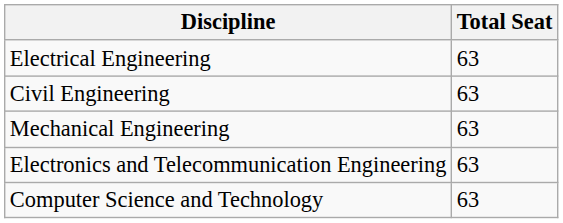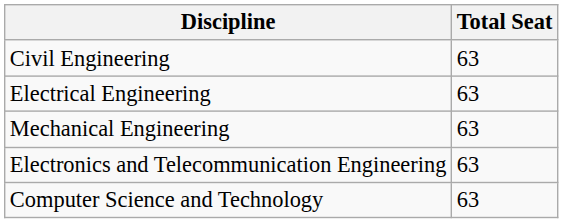rows swapped: (90, 93) <-> (110, 57)
